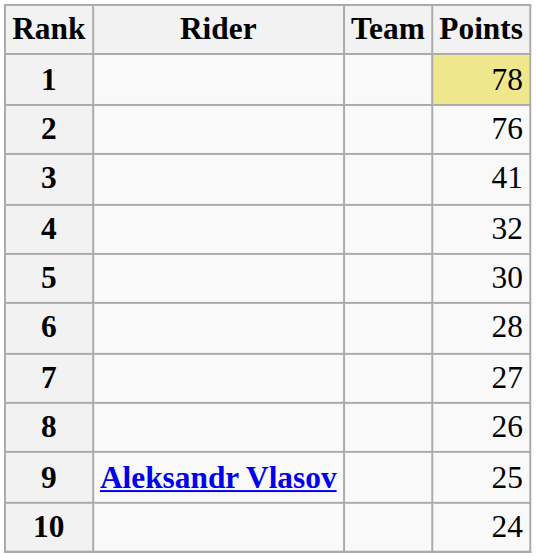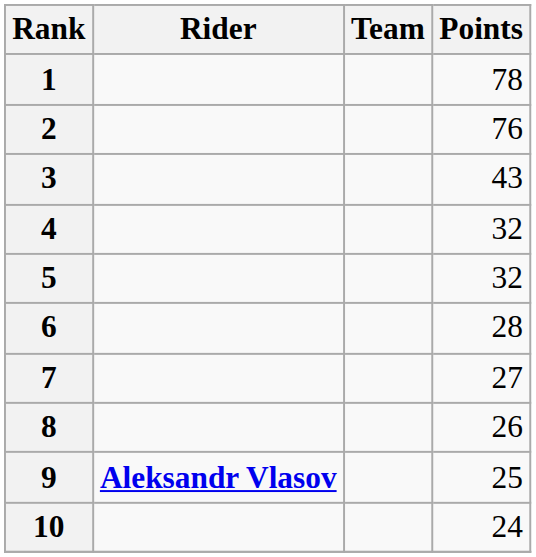(507, 79) khaki background -> (507, 79) no background
(507, 178) 41 -> (507, 178) 43
(507, 278) 30 -> (507, 278) 32
